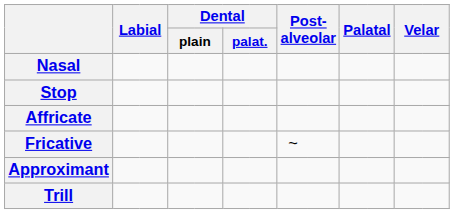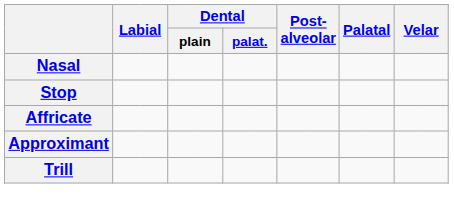- row: (59, 144)
